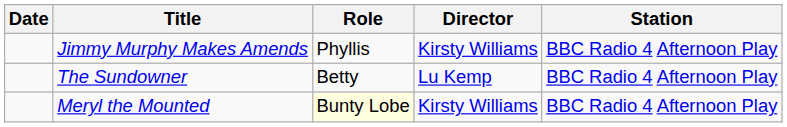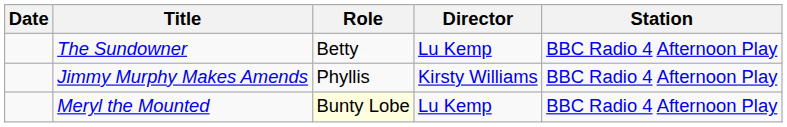rows swapped: (122, 77) <-> (183, 48)
(478, 106) Kirsty Williams -> (455, 106) Lu Kemp
